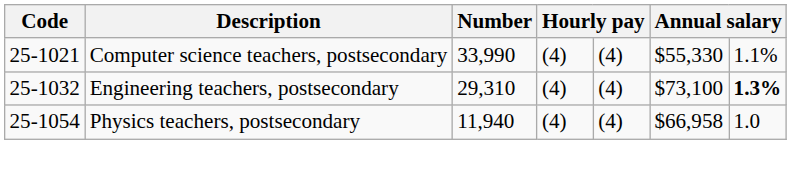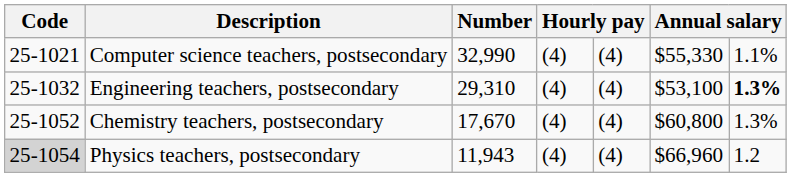(486, 54) 33,990 -> (486, 54) 32,990
(689, 88) $73,100 -> (689, 88) $53,100
+ row: (237, 121)
(45, 121) no background -> (45, 155) lightgrey background
(486, 121) 11,940 -> (486, 155) 11,943
(689, 121) $66,958 -> (689, 155) $66,960
(747, 121) 1.0 -> (747, 155) 1.2
